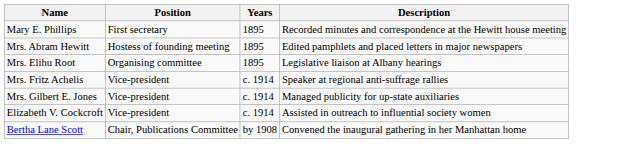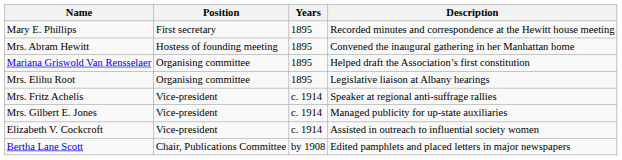(402, 46) Edited pamphlets and placed letters in major newspapers -> (452, 46) Convened the inaugural gathering in her Manhattan home
+ row: (79, 63)
(404, 130) Convened the inaugural gathering in her Manhattan home -> (450, 146) Edited pamphlets and placed letters in major newspapers
